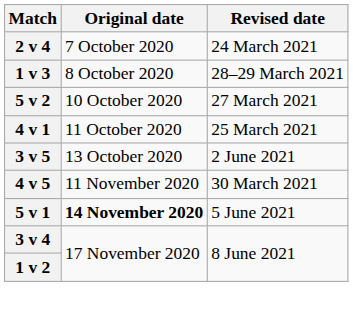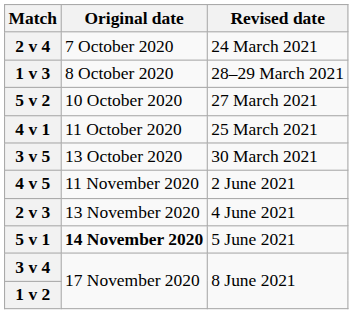(253, 156) 2 June 2021 -> (265, 156) 30 March 2021
(265, 184) 30 March 2021 -> (253, 184) 2 June 2021
+ row: (33, 211)
